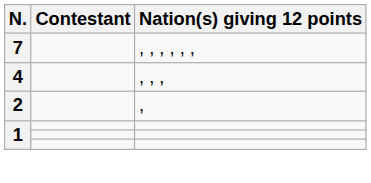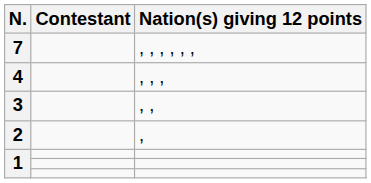+ row: (18, 105)
